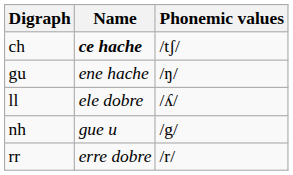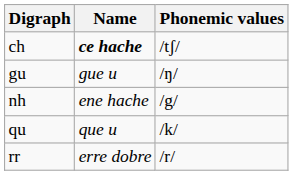(114, 73) ene hache -> (98, 73) gue u
- row: (13, 101)
(98, 128) gue u -> (114, 101) ene hache
+ row: (17, 128)
